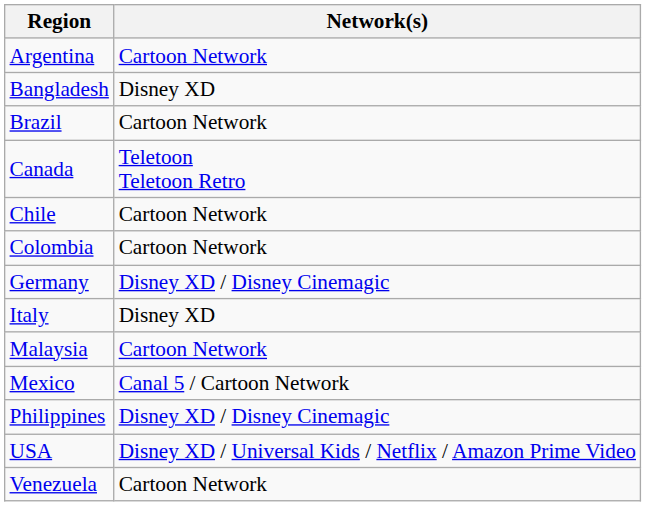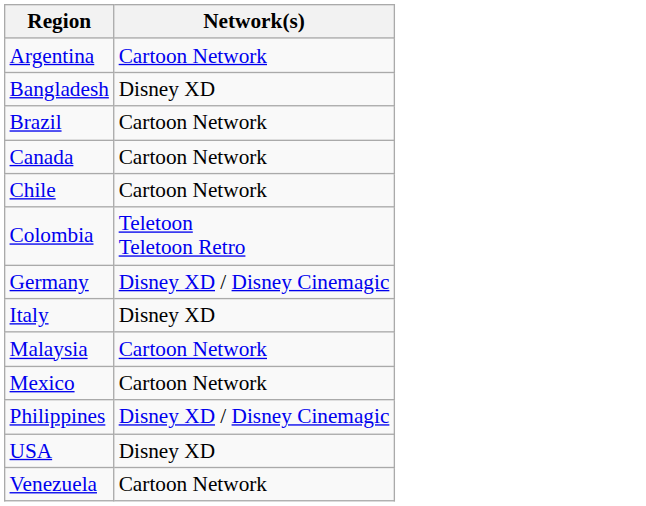(182, 168) Teletoon Teletoon Retro -> (193, 156) Cartoon Network
(193, 247) Cartoon Network -> (182, 235) Teletoon Teletoon Retro
(234, 382) Canal 5 / Cartoon Network -> (193, 382) Cartoon Network
(377, 450) Disney XD / Universal Kids / Netflix / Amazon Prime Video -> (167, 450) Disney XD
